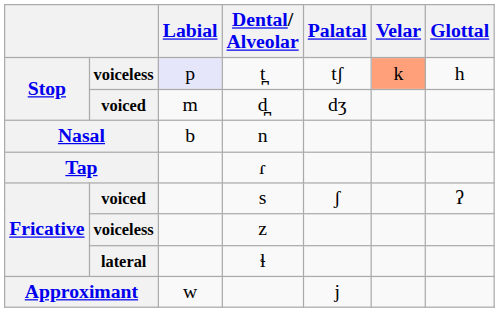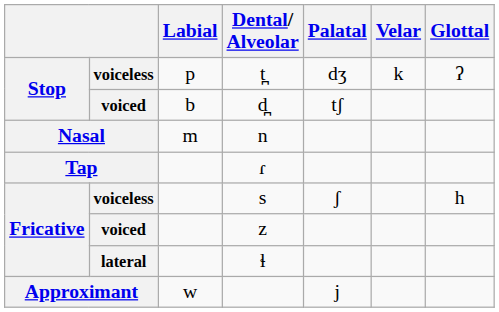(190, 73) lavender background -> (190, 73) no background
(337, 73) tʃ -> (337, 73) dʒ
(398, 73) lightsalmon background -> (398, 73) no background
(460, 73) h -> (460, 73) ʔ
(190, 104) m -> (190, 104) b
(337, 104) dʒ -> (337, 104) tʃ
(190, 135) b -> (190, 135) m
(124, 199) voiced -> (124, 199) voiceless
(460, 198) ʔ -> (460, 198) h
(124, 230) voiceless -> (124, 230) voiced
